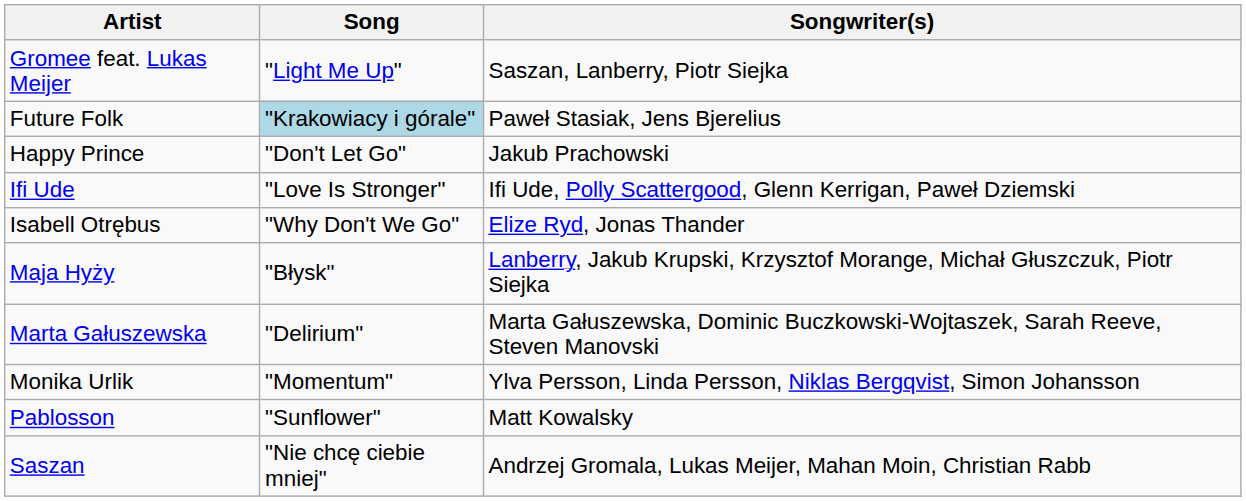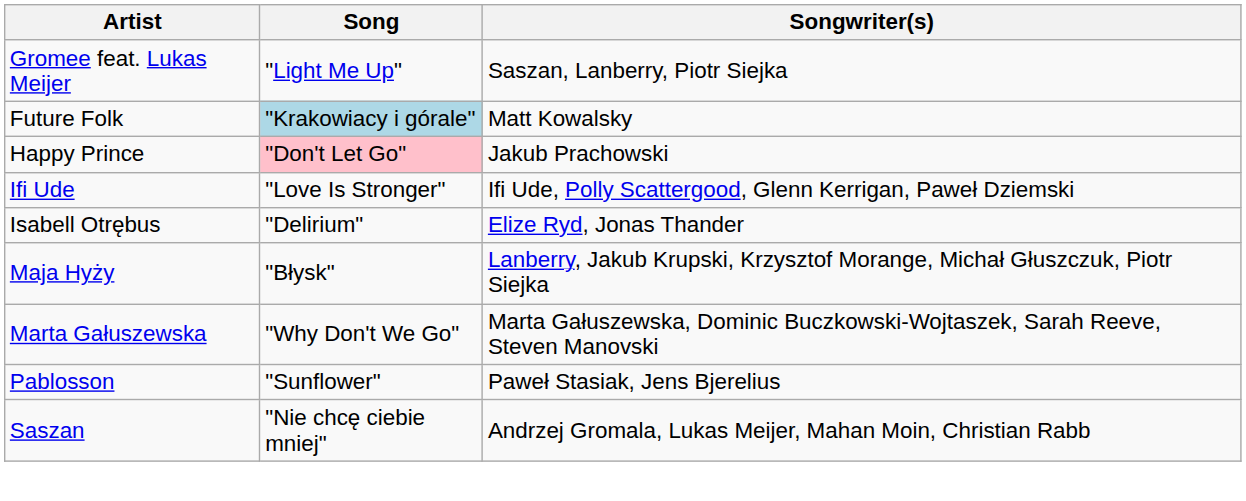(635, 118) Paweł Stasiak, Jens Bjerelius -> (560, 118) Matt Kowalsky
(336, 154) no background -> (336, 154) pink background
(362, 225) "Why Don't We Go" -> (314, 225) "Delirium"
(314, 333) "Delirium" -> (362, 333) "Why Don't We Go"
- row: (71, 382)
(561, 417) Matt Kowalsky -> (634, 382) Paweł Stasiak, Jens Bjerelius
